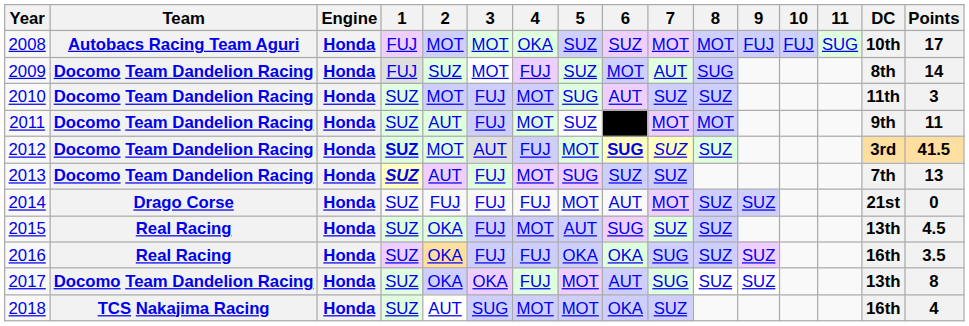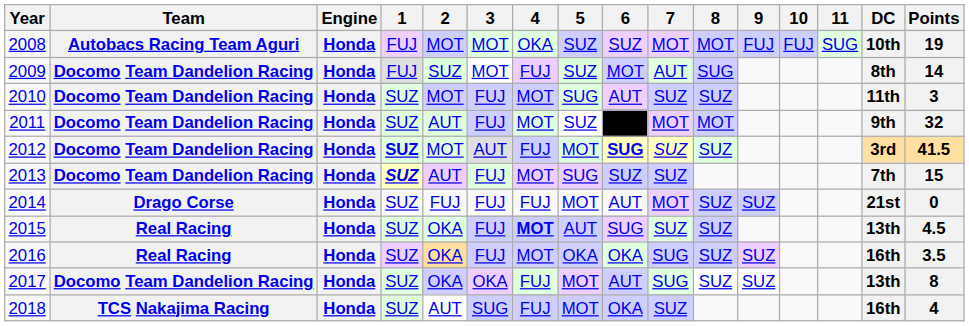(934, 44) 17 -> (934, 44) 19
(934, 123) 11 -> (934, 123) 32
(934, 176) 13 -> (934, 176) 15
(535, 228) normal -> (535, 228) bold
(535, 255) FUJ -> (535, 255) MOT
(535, 307) MOT -> (535, 307) FUJ
